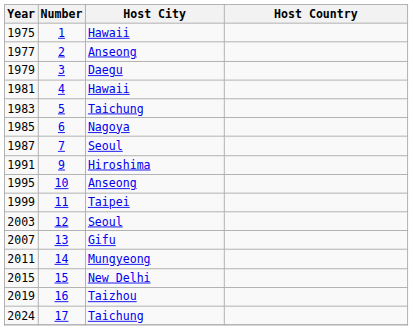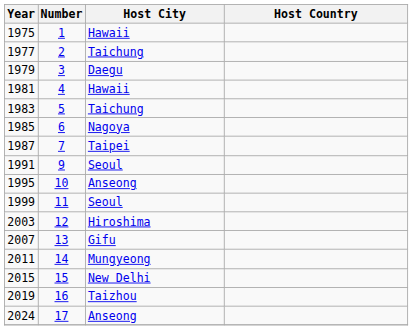(112, 52) Anseong -> (116, 52) Taichung
(105, 146) Seoul -> (109, 146) Taipei
(119, 165) Hiroshima -> (105, 165) Seoul
(109, 202) Taipei -> (105, 202) Seoul
(105, 221) Seoul -> (119, 221) Hiroshima
(116, 316) Taichung -> (112, 316) Anseong
